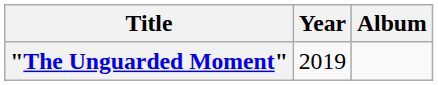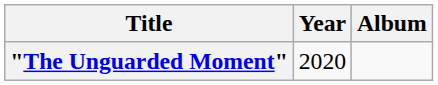(322, 60) 2019 -> (322, 60) 2020
